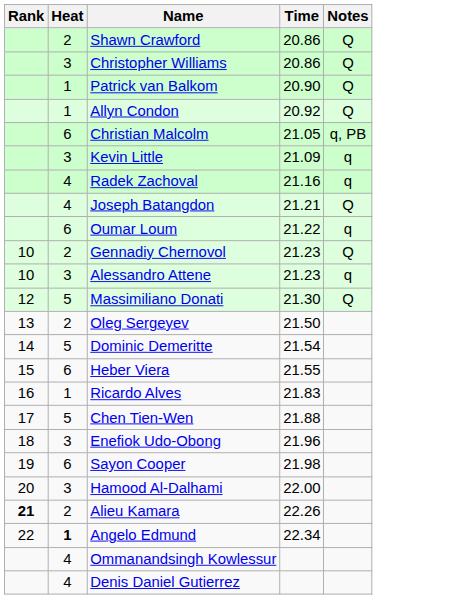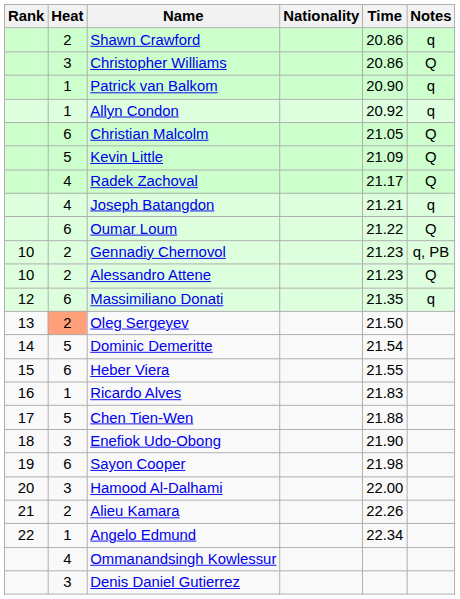+ column: (321, 16)
(348, 39) Q -> (431, 39) q
(348, 87) Q -> (431, 87) q
(348, 110) Q -> (431, 110) q
(348, 134) q, PB -> (431, 134) Q
(67, 157) 3 -> (67, 157) 5
(348, 157) q -> (431, 157) Q
(302, 181) 21.16 -> (385, 181) 21.17
(348, 181) q -> (431, 181) Q
(348, 205) Q -> (431, 205) q
(348, 228) q -> (431, 228) Q
(348, 252) Q -> (431, 252) q, PB
(67, 275) 3 -> (67, 275) 2
(348, 275) q -> (431, 275) Q
(67, 299) 5 -> (67, 299) 6
(302, 299) 21.30 -> (385, 299) 21.35
(348, 299) Q -> (431, 299) q
(67, 323) no background -> (67, 323) lightsalmon background
(302, 441) 21.96 -> (385, 441) 21.90
(26, 511) bold -> (26, 511) normal
(67, 535) bold -> (67, 535) normal
(67, 582) 4 -> (67, 582) 3
